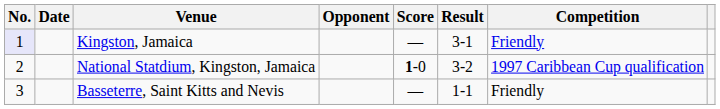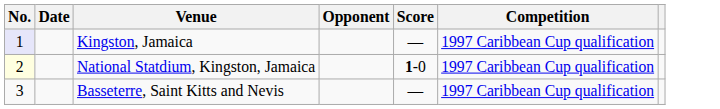- column: (463, 16)
(518, 41) Friendly -> (548, 41) 1997 Caribbean Cup qualification
(20, 66) no background -> (20, 66) lightyellow background
(518, 91) Friendly -> (548, 91) 1997 Caribbean Cup qualification
